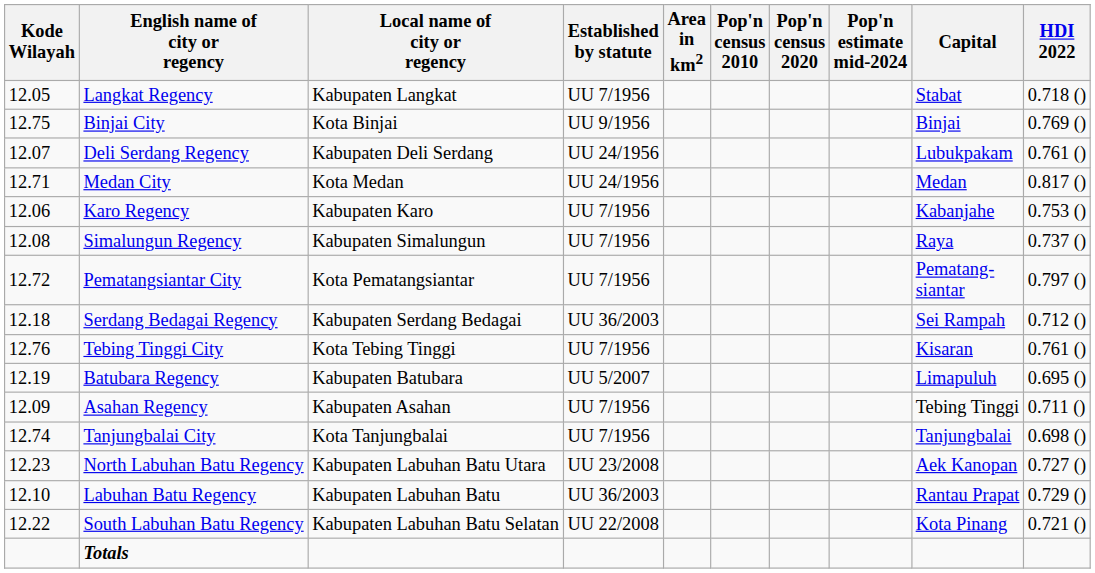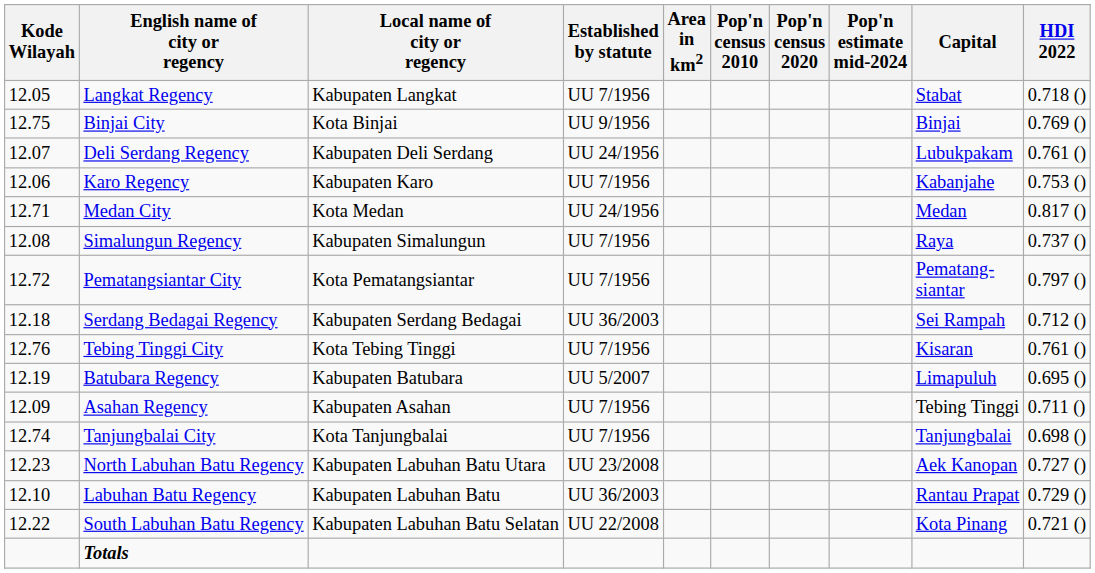rows swapped: (127, 182) <-> (136, 211)
